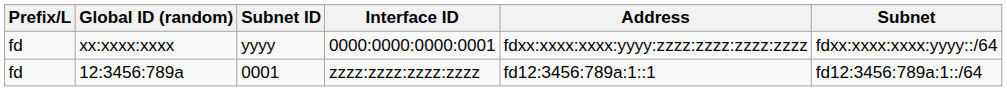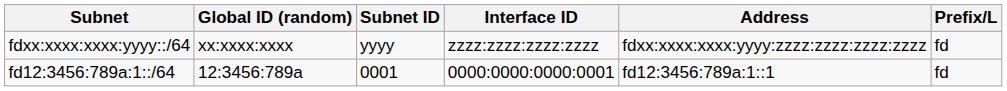columns swapped: (40, 18) <-> (907, 18)
(412, 45) 0000:0000:0000:0001 -> (523, 45) zzzz:zzzz:zzzz:zzzz
(405, 72) zzzz:zzzz:zzzz:zzzz -> (531, 72) 0000:0000:0000:0001
